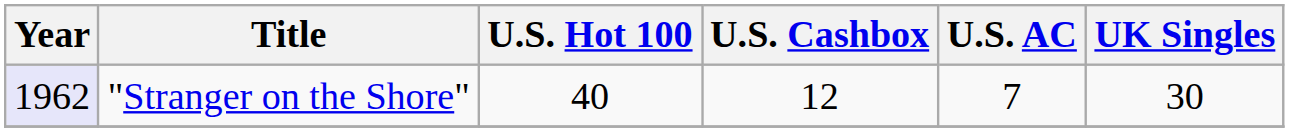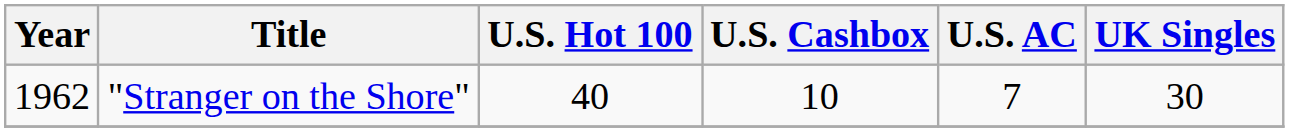(52, 95) lavender background -> (52, 95) no background
(820, 95) 12 -> (820, 95) 10
